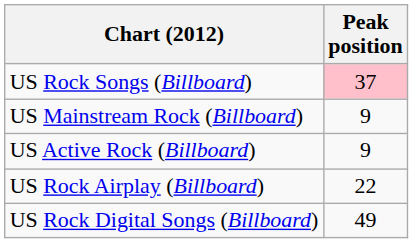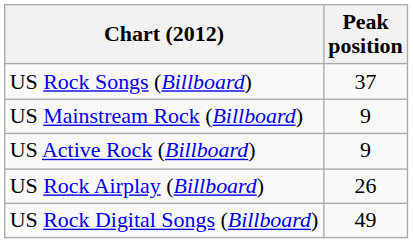(366, 81) pink background -> (366, 81) no background
(366, 185) 22 -> (366, 185) 26
